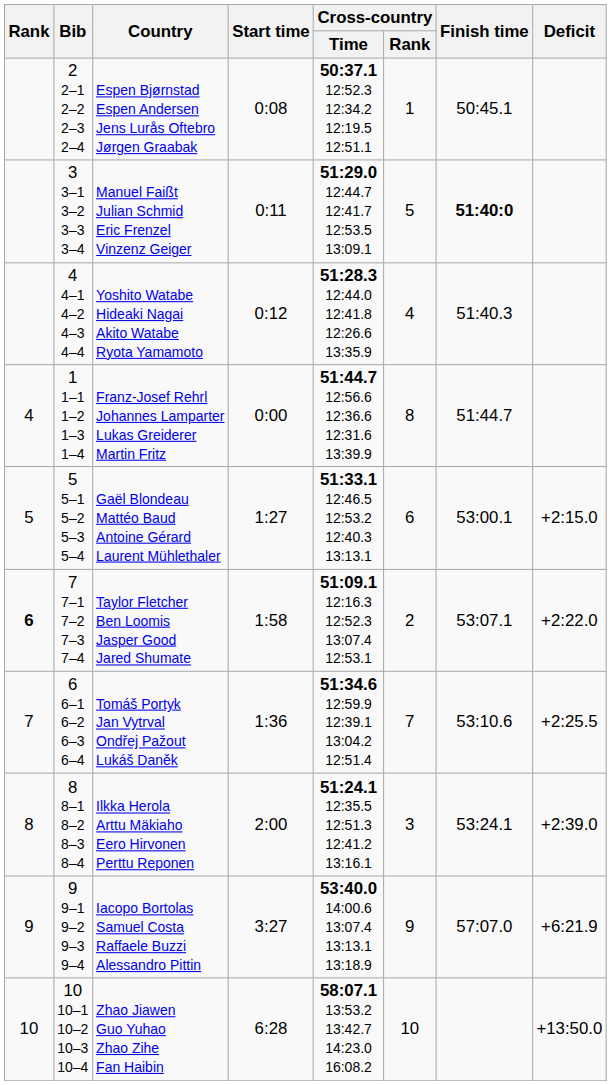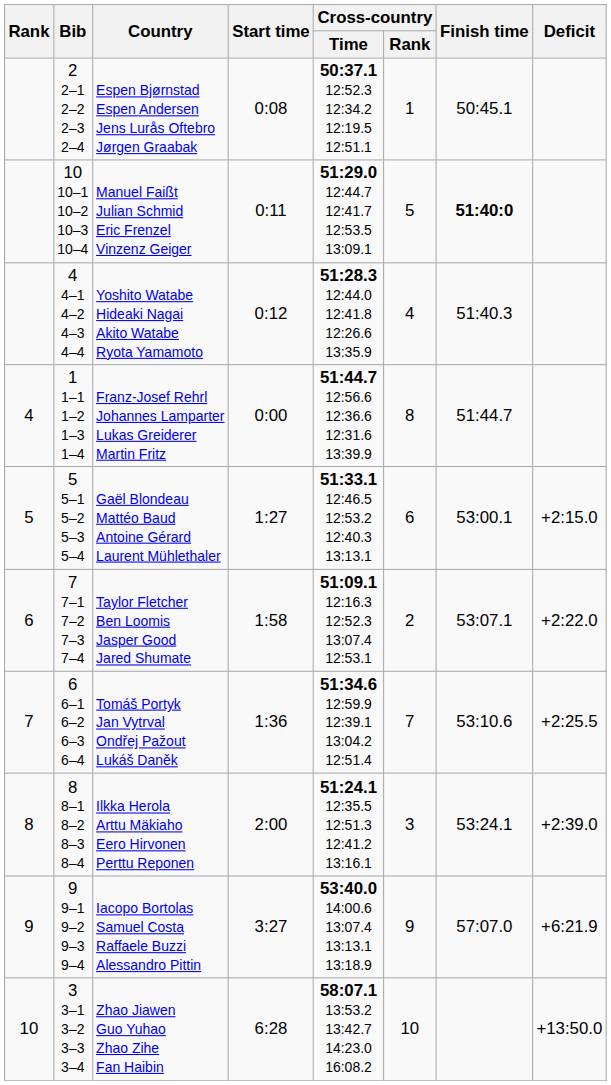(73, 211) 3 3–1 3–2 3–3 3–4 -> (73, 211) 10 10–1 10–2 10–3 10–4
(29, 620) bold -> (29, 620) normal
(73, 1029) 10 10–1 10–2 10–3 10–4 -> (73, 1029) 3 3–1 3–2 3–3 3–4
